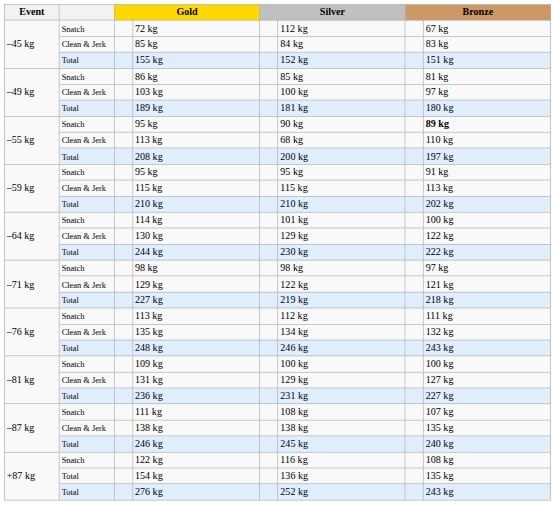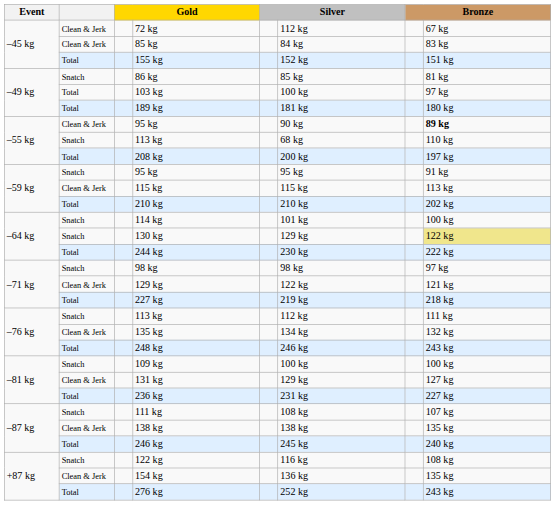(73, 29) Snatch -> (84, 29) Clean & Jerk
(84, 93) Clean & Jerk -> (70, 93) Total
(73, 125) Snatch -> (84, 125) Clean & Jerk
(84, 141) Clean & Jerk -> (73, 141) Snatch
(84, 236) Clean & Jerk -> (73, 236) Snatch
(440, 236) no background -> (440, 236) khaki background
(70, 476) Total -> (84, 476) Clean & Jerk
